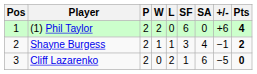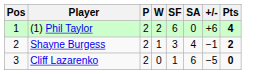- column: (171, 12)
